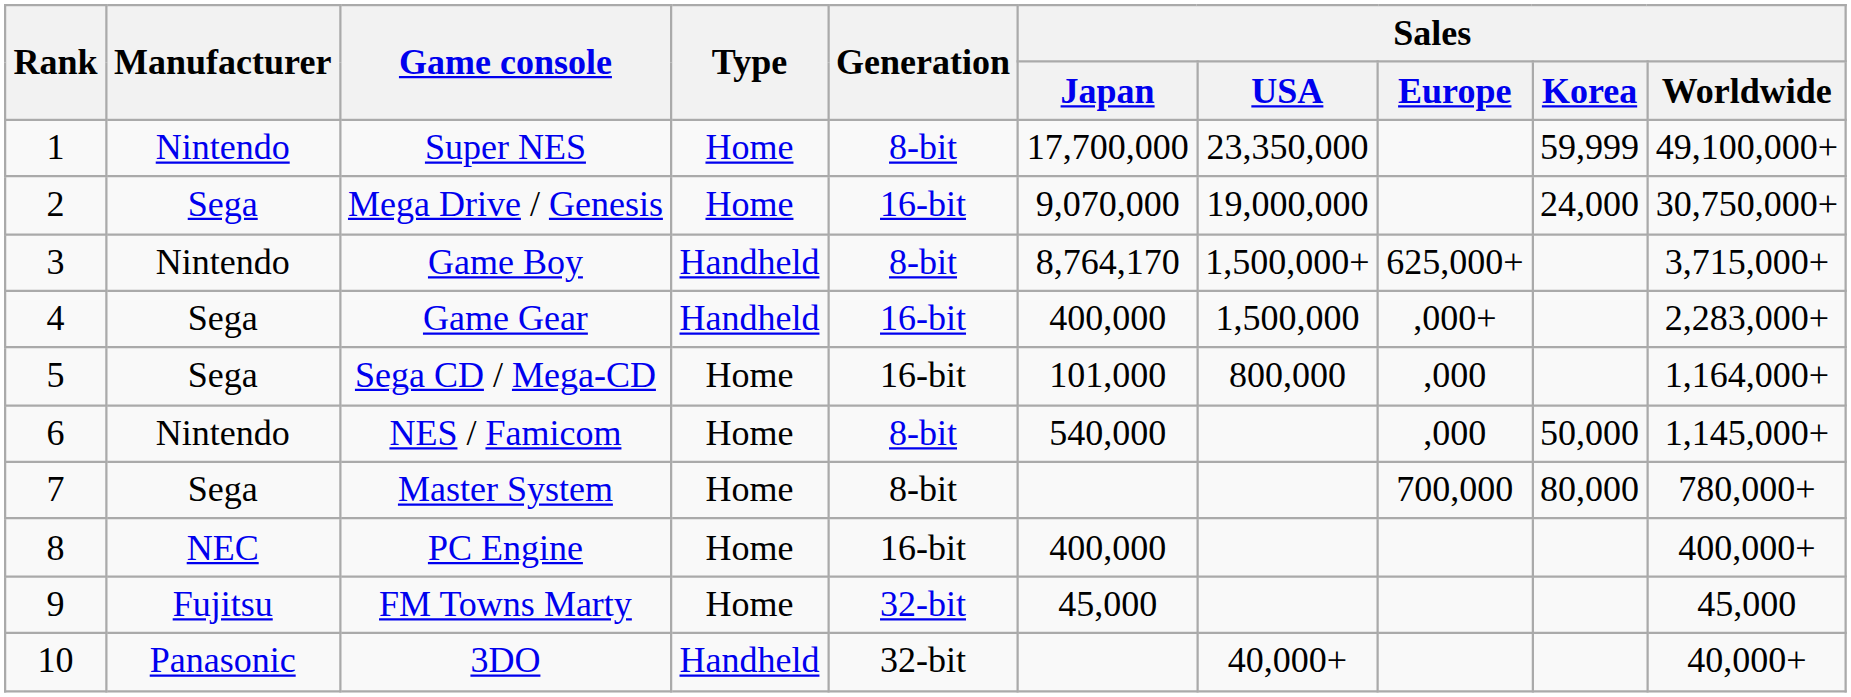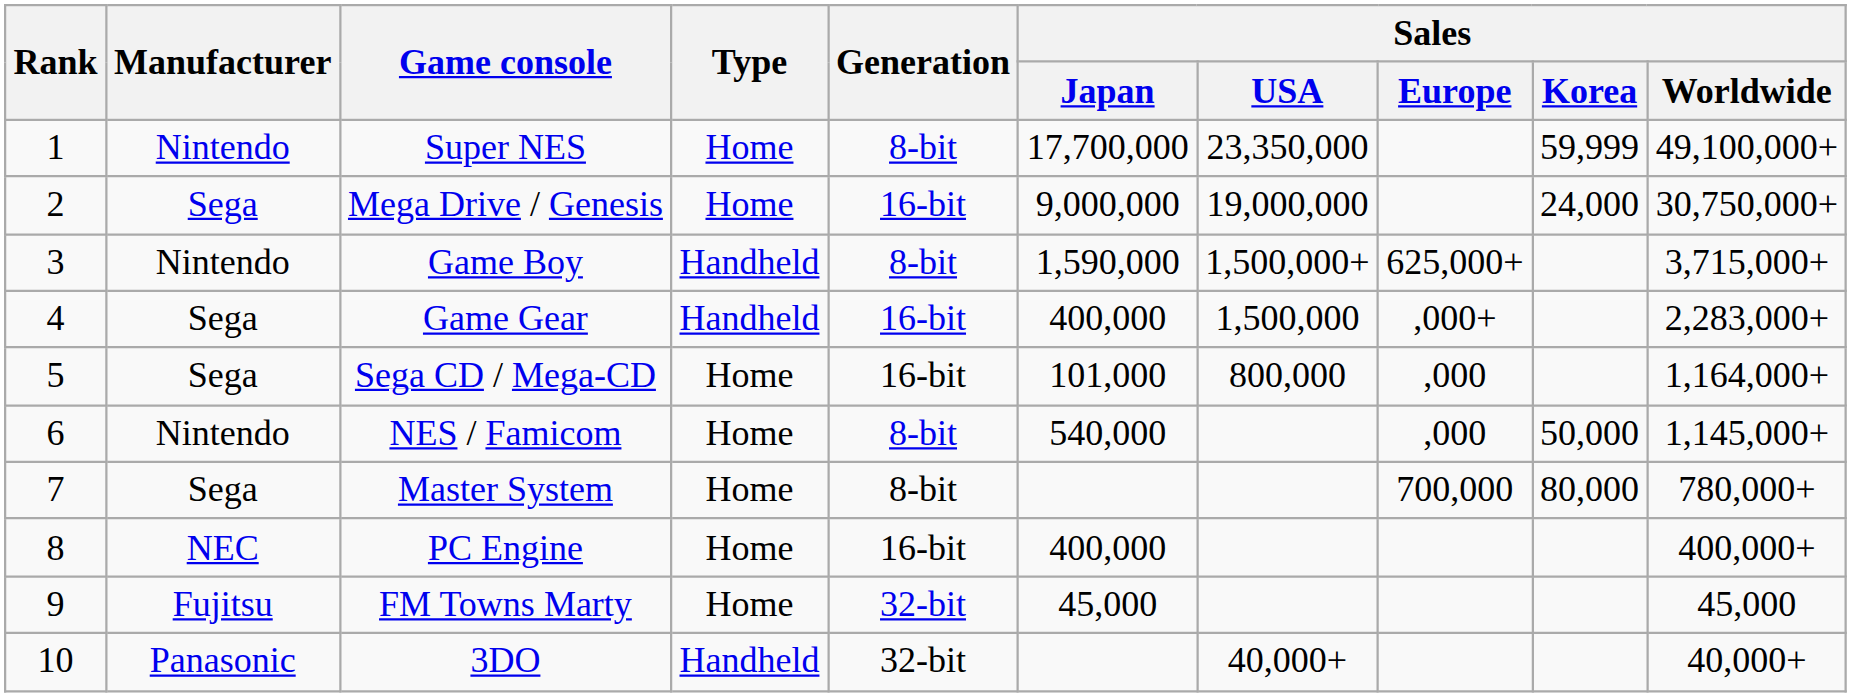(1108, 204) 9,070,000 -> (1108, 204) 9,000,000
(1108, 261) 8,764,170 -> (1108, 261) 1,590,000
